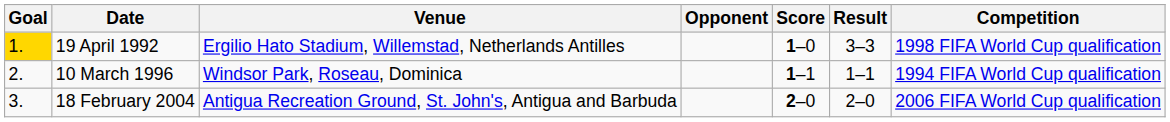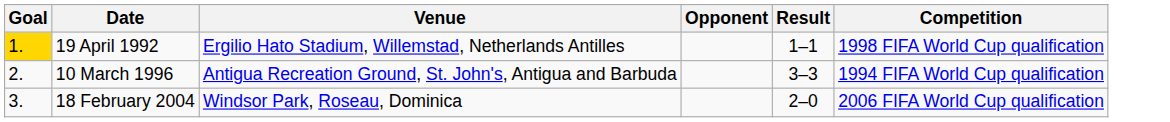- column: (801, 18)
(860, 46) 3–3 -> (803, 46) 1–1
(333, 74) Windsor Park, Roseau, Dominica -> (440, 74) Antigua Recreation Ground, St. John's, Antigua and Barbuda
(860, 74) 1–1 -> (803, 74) 3–3
(440, 102) Antigua Recreation Ground, St. John's, Antigua and Barbuda -> (333, 102) Windsor Park, Roseau, Dominica
